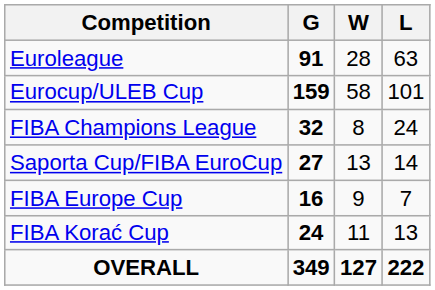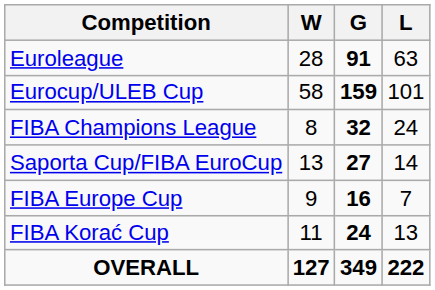columns swapped: (311, 23) <-> (358, 23)
